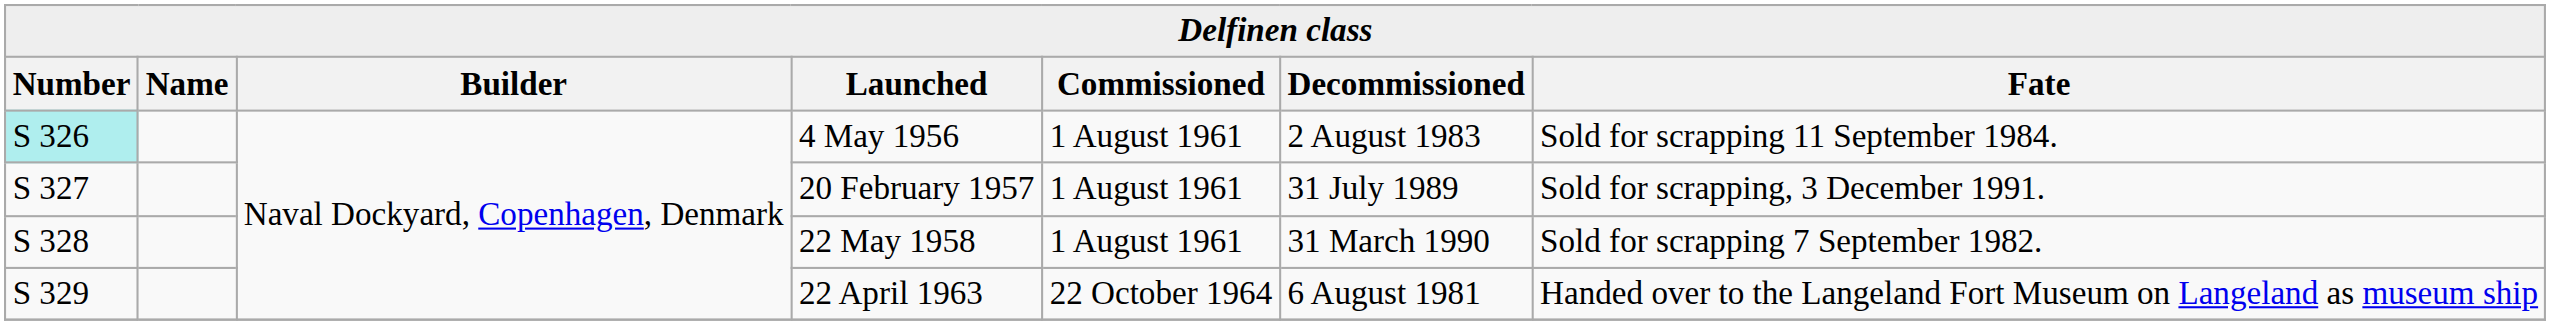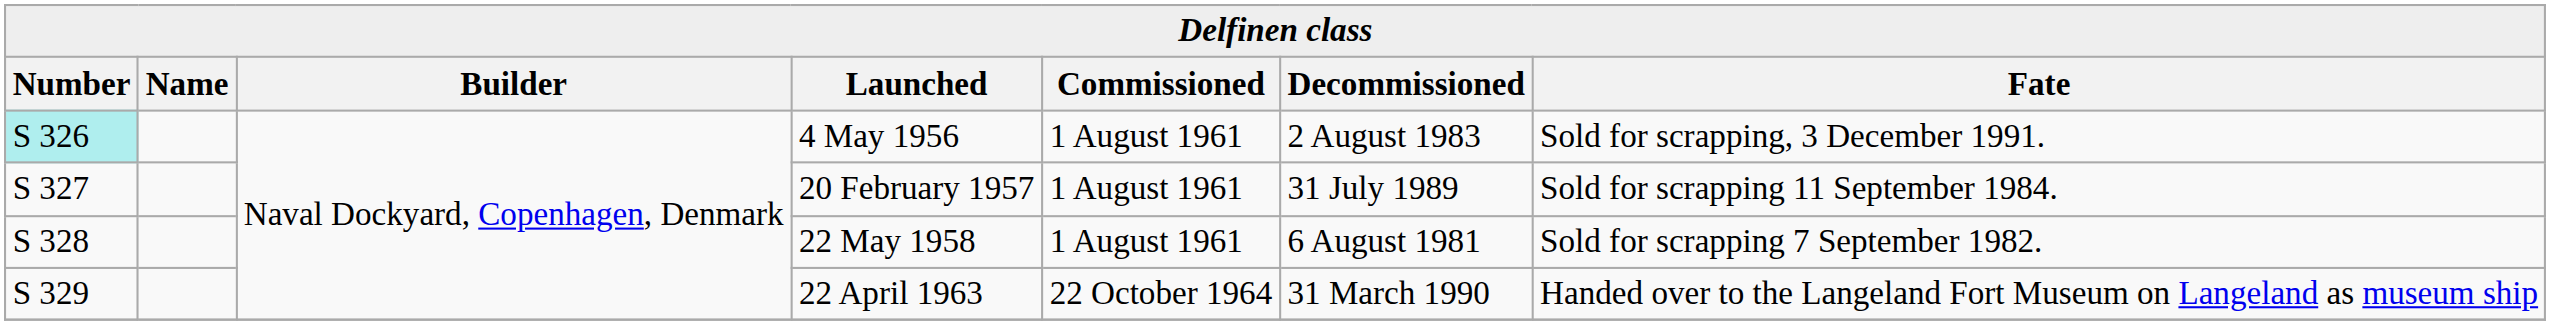(1799, 135) Sold for scrapping 11 September 1984. -> (1793, 135) Sold for scrapping, 3 December 1991.
(1793, 188) Sold for scrapping, 3 December 1991. -> (1799, 188) Sold for scrapping 11 September 1984.
(1389, 240) 31 March 1990 -> (1384, 240) 6 August 1981
(1384, 293) 6 August 1981 -> (1389, 293) 31 March 1990
